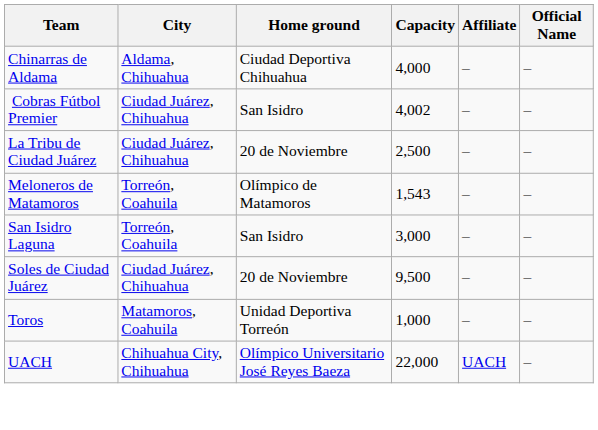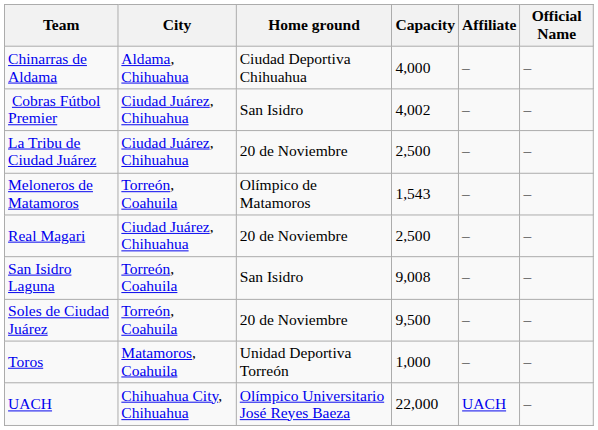+ row: (47, 235)
(413, 235) 3,000 -> (413, 277) 9,008
(167, 277) Ciudad Juárez, Chihuahua -> (149, 320) Torreón, Coahuila
